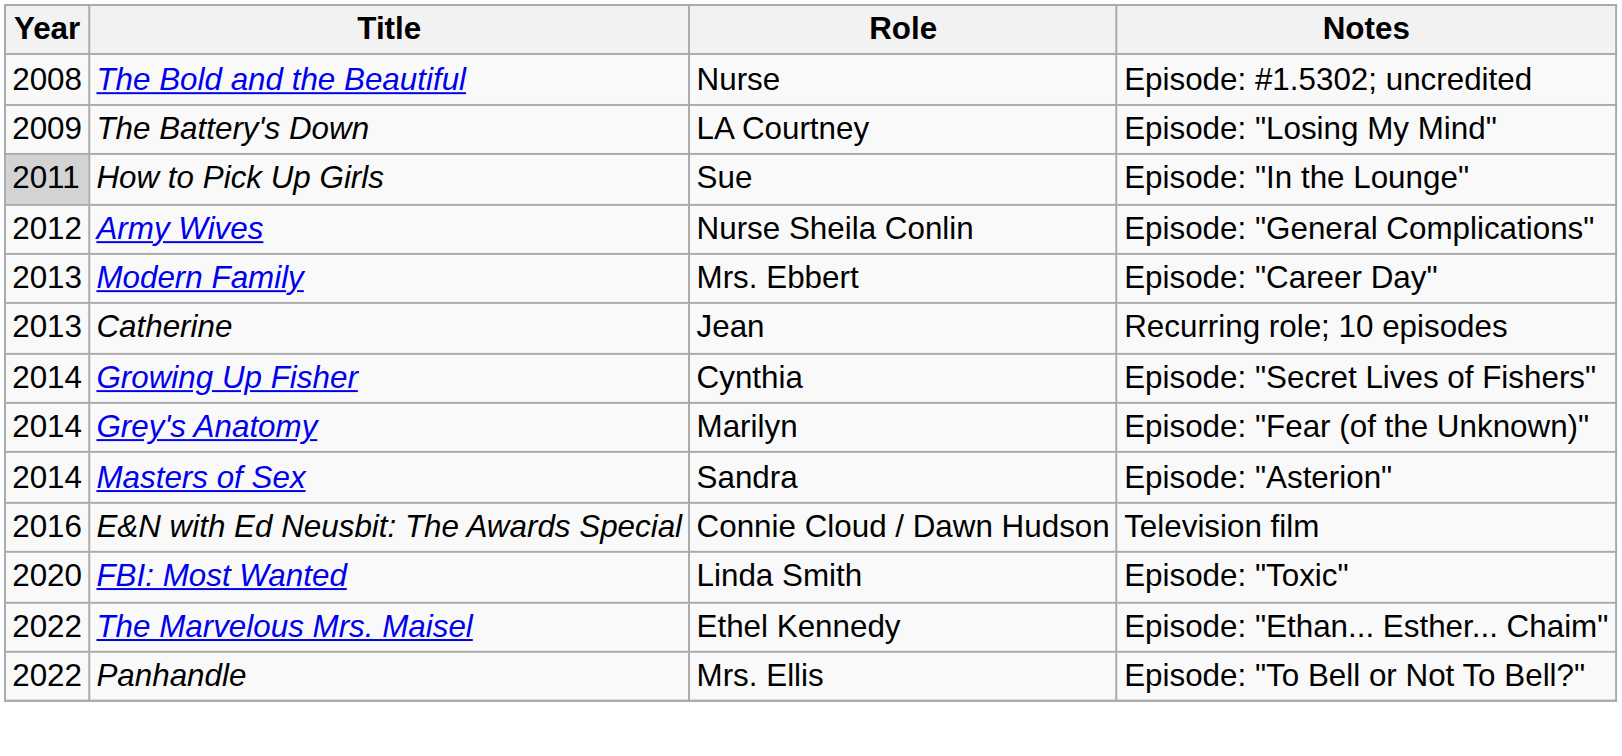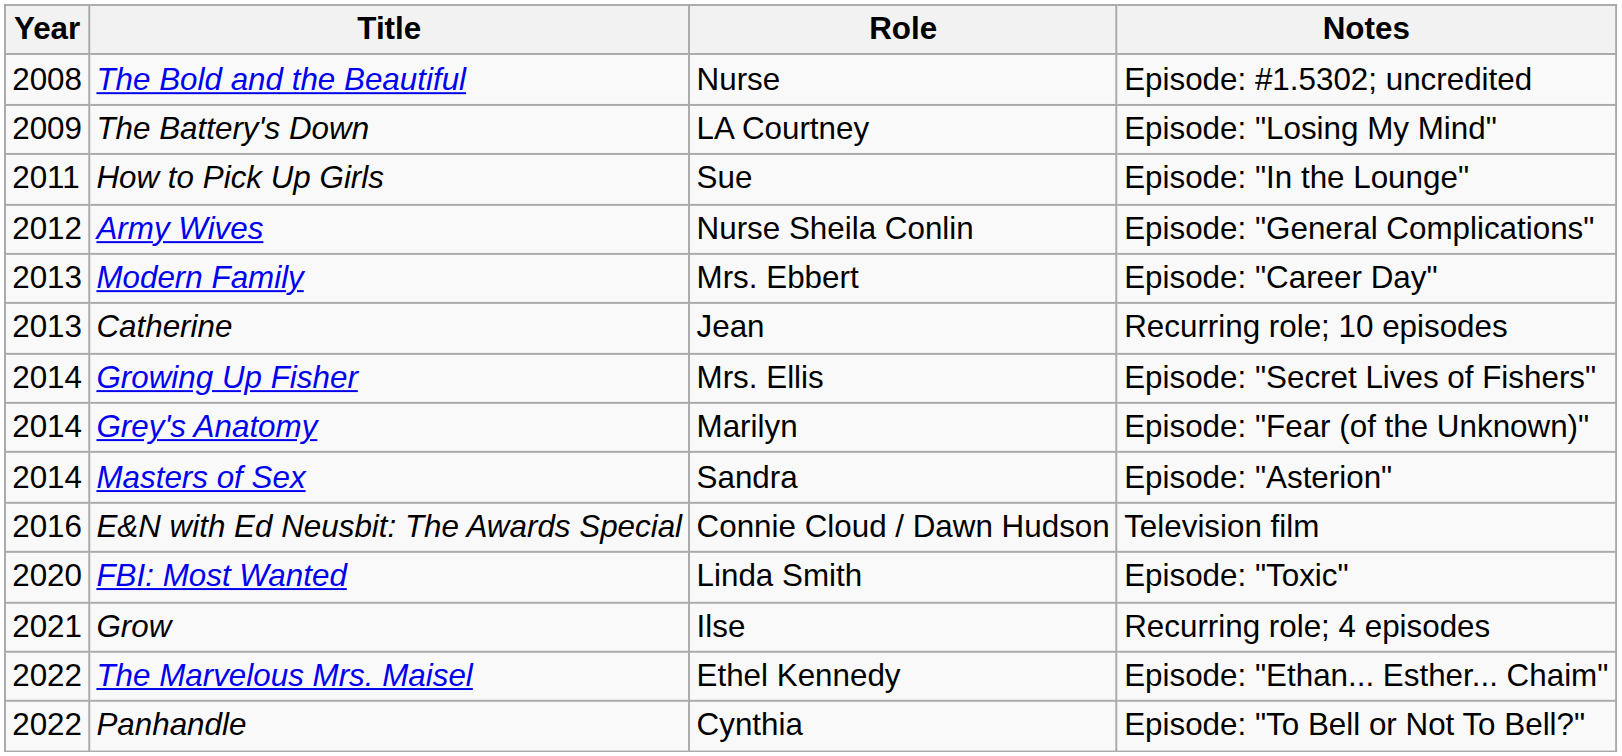(46, 178) lightgrey background -> (46, 178) no background
(750, 377) Cynthia -> (760, 377) Mrs. Ellis
+ row: (134, 626)
(760, 675) Mrs. Ellis -> (750, 725) Cynthia
